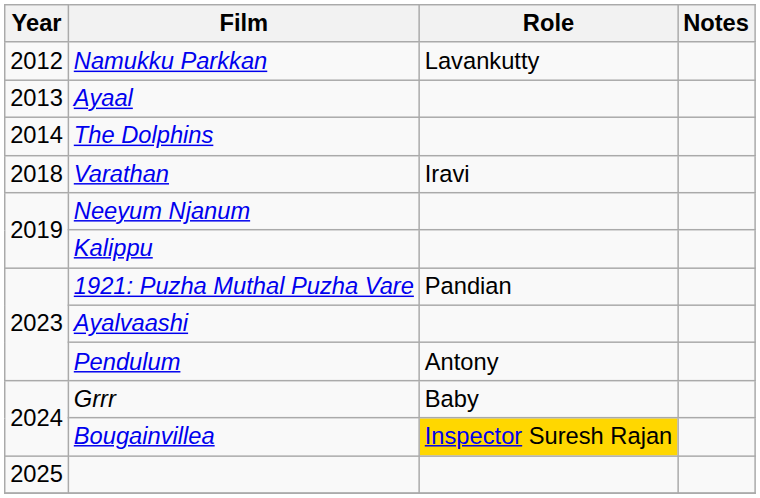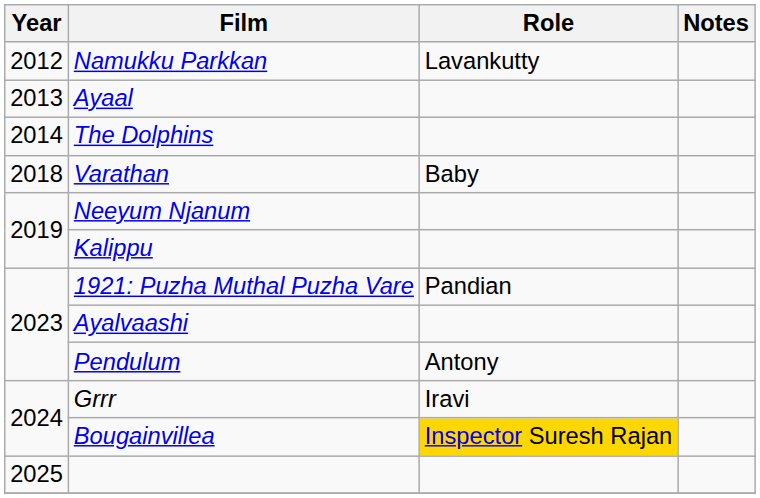(447, 173) Iravi -> (452, 173) Baby
(452, 398) Baby -> (447, 398) Iravi
